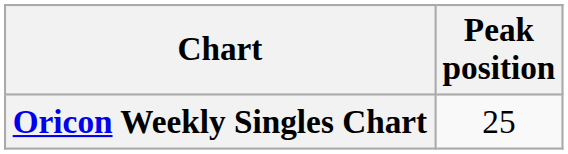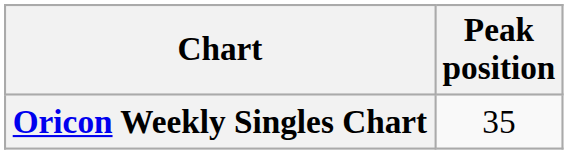(499, 121) 25 -> (499, 121) 35
